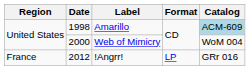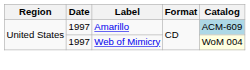(79, 27) 1998 -> (79, 27) 1997
(79, 42) 2000 -> (79, 42) 1997
(222, 42) no background -> (222, 42) lightyellow background
- row: (109, 57)
